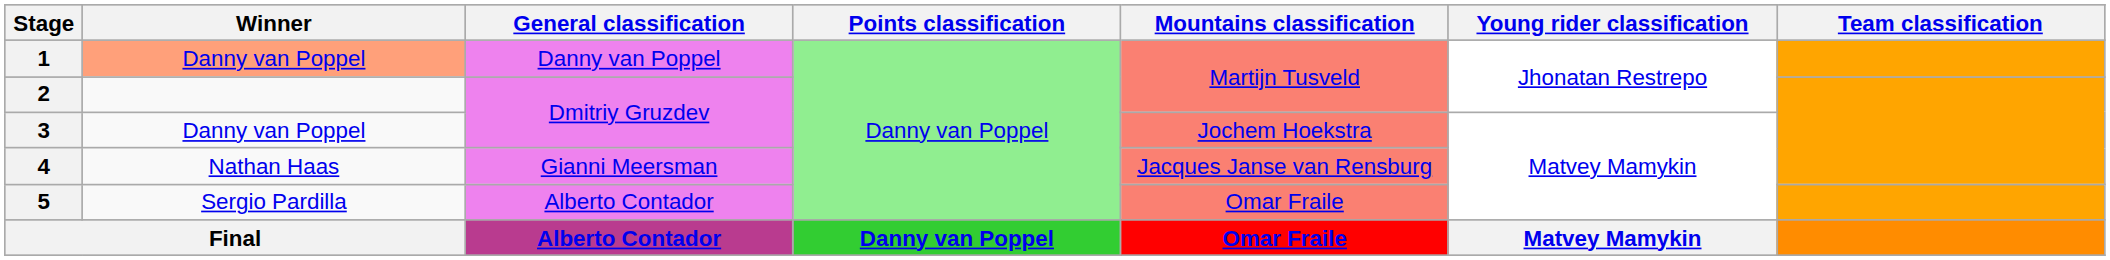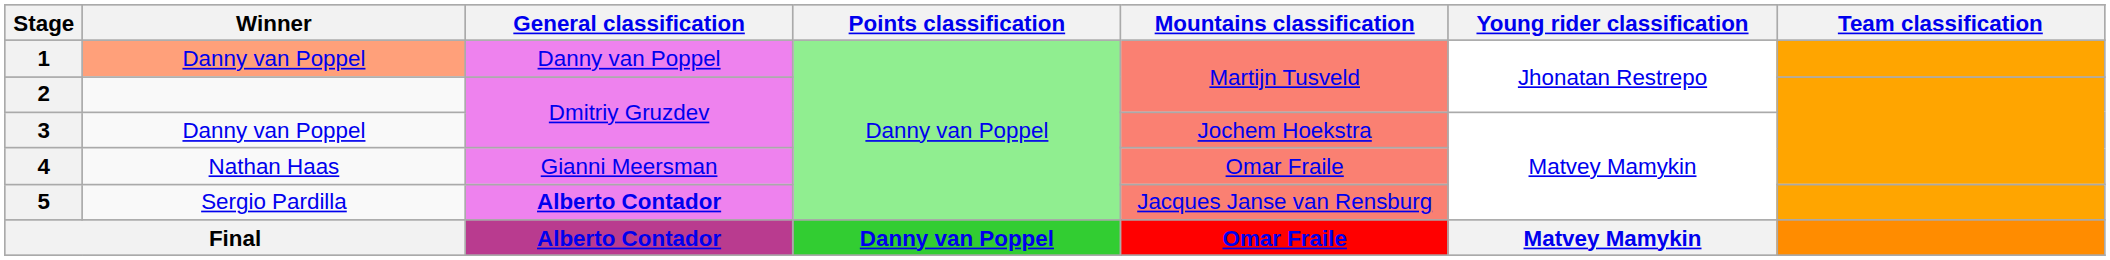(1285, 166) Jacques Janse van Rensburg -> (1285, 166) Omar Fraile
(629, 202) normal -> (629, 202) bold
(1285, 202) Omar Fraile -> (1285, 202) Jacques Janse van Rensburg
